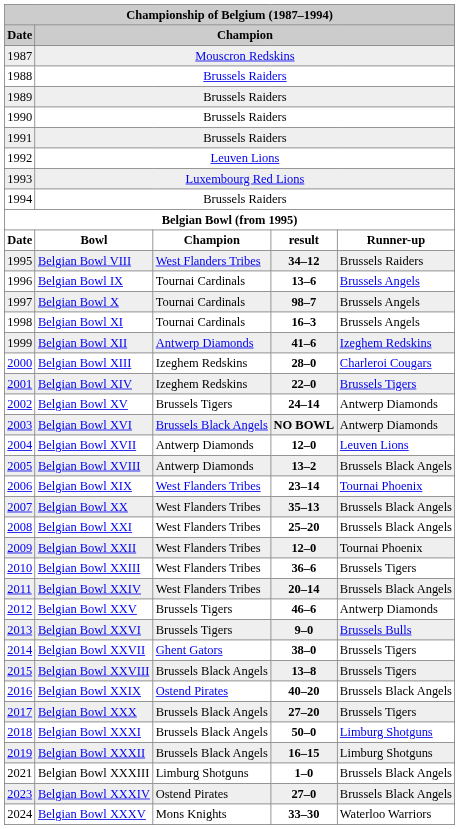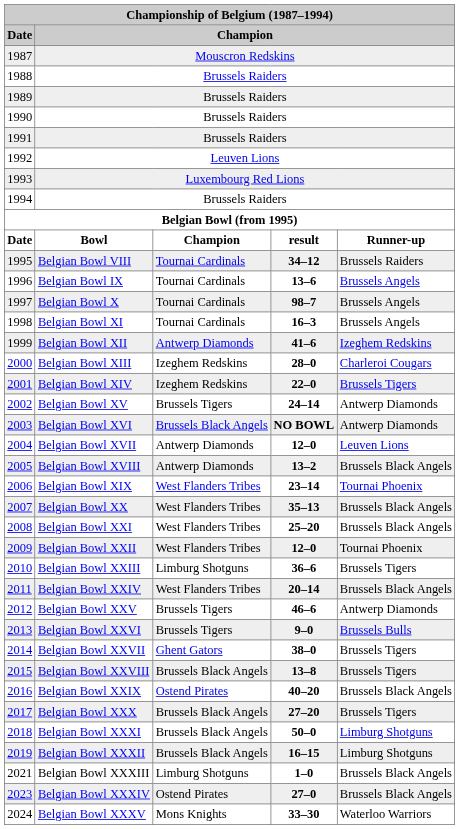(208, 260) West Flanders Tribes -> (200, 260) Tournai Cardinals
(208, 568) West Flanders Tribes -> (202, 568) Limburg Shotguns
